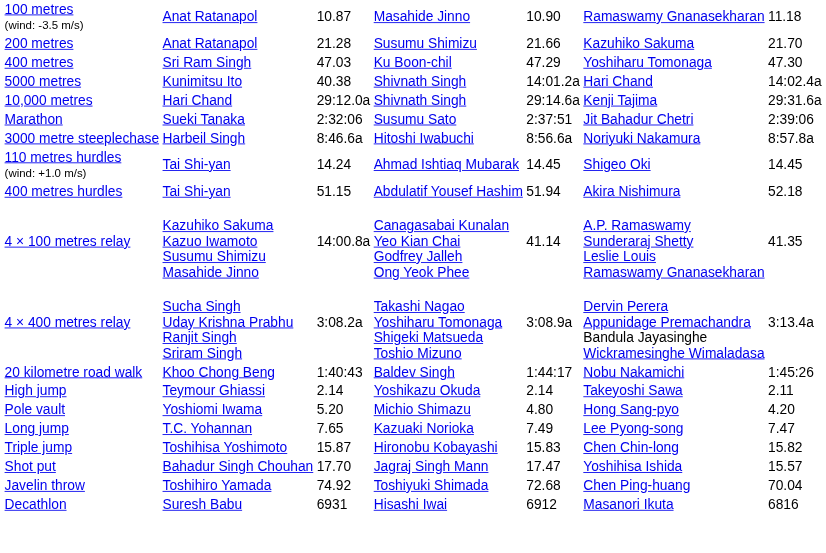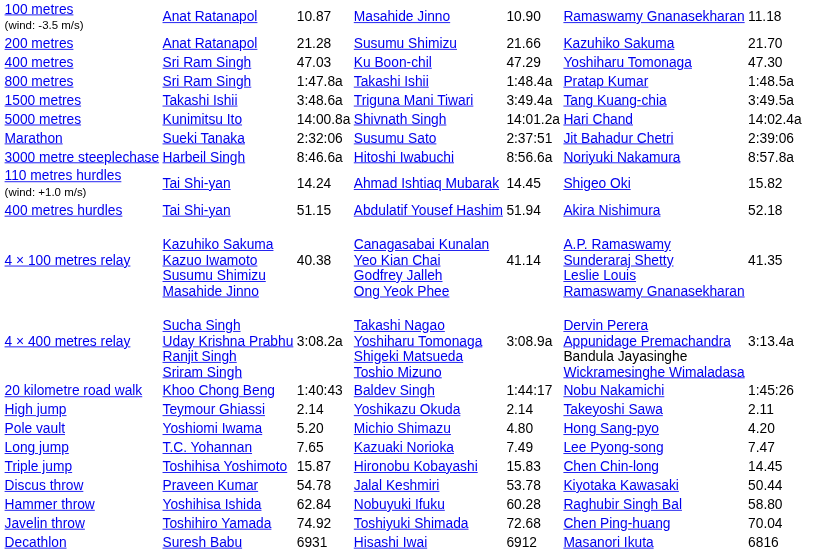+ row: (39, 81)
+ row: (43, 100)
(334, 81) 40.38 -> (324, 119) 14:00.8a
- row: (49, 100)
(785, 165) 14.45 -> (765, 183) 15.82
(343, 241) 14:00.8a -> (314, 260) 40.38
(785, 447) 15.82 -> (765, 466) 14.45
- row: (30, 466)
+ row: (44, 485)
+ row: (50, 504)
